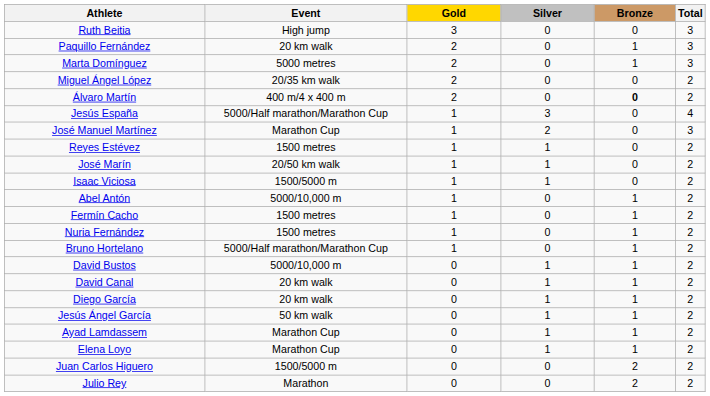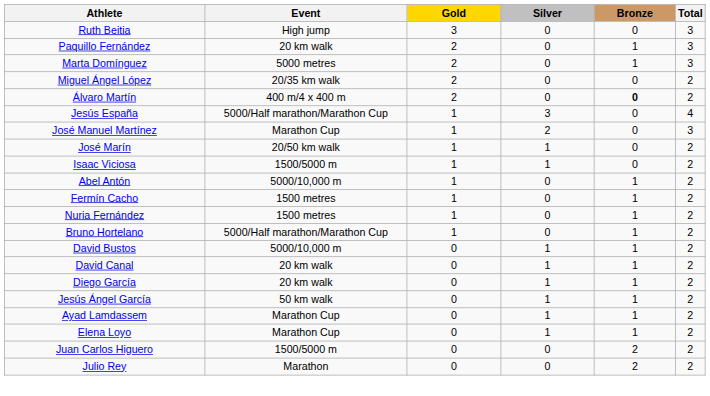- row: (104, 148)
